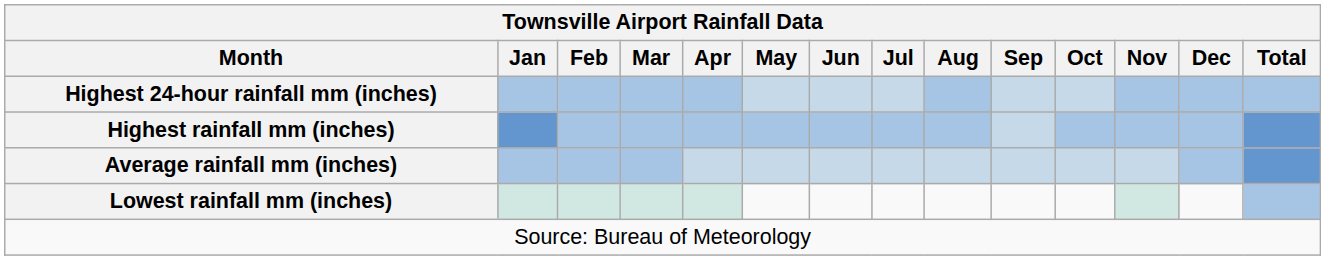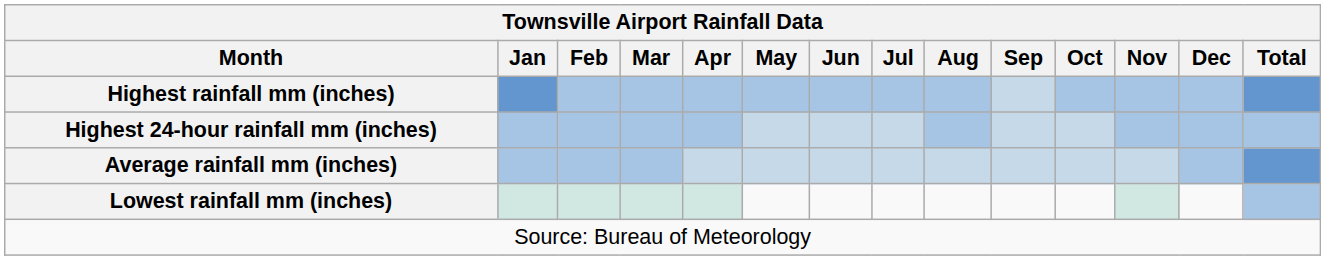rows swapped: (251, 129) <-> (251, 93)
